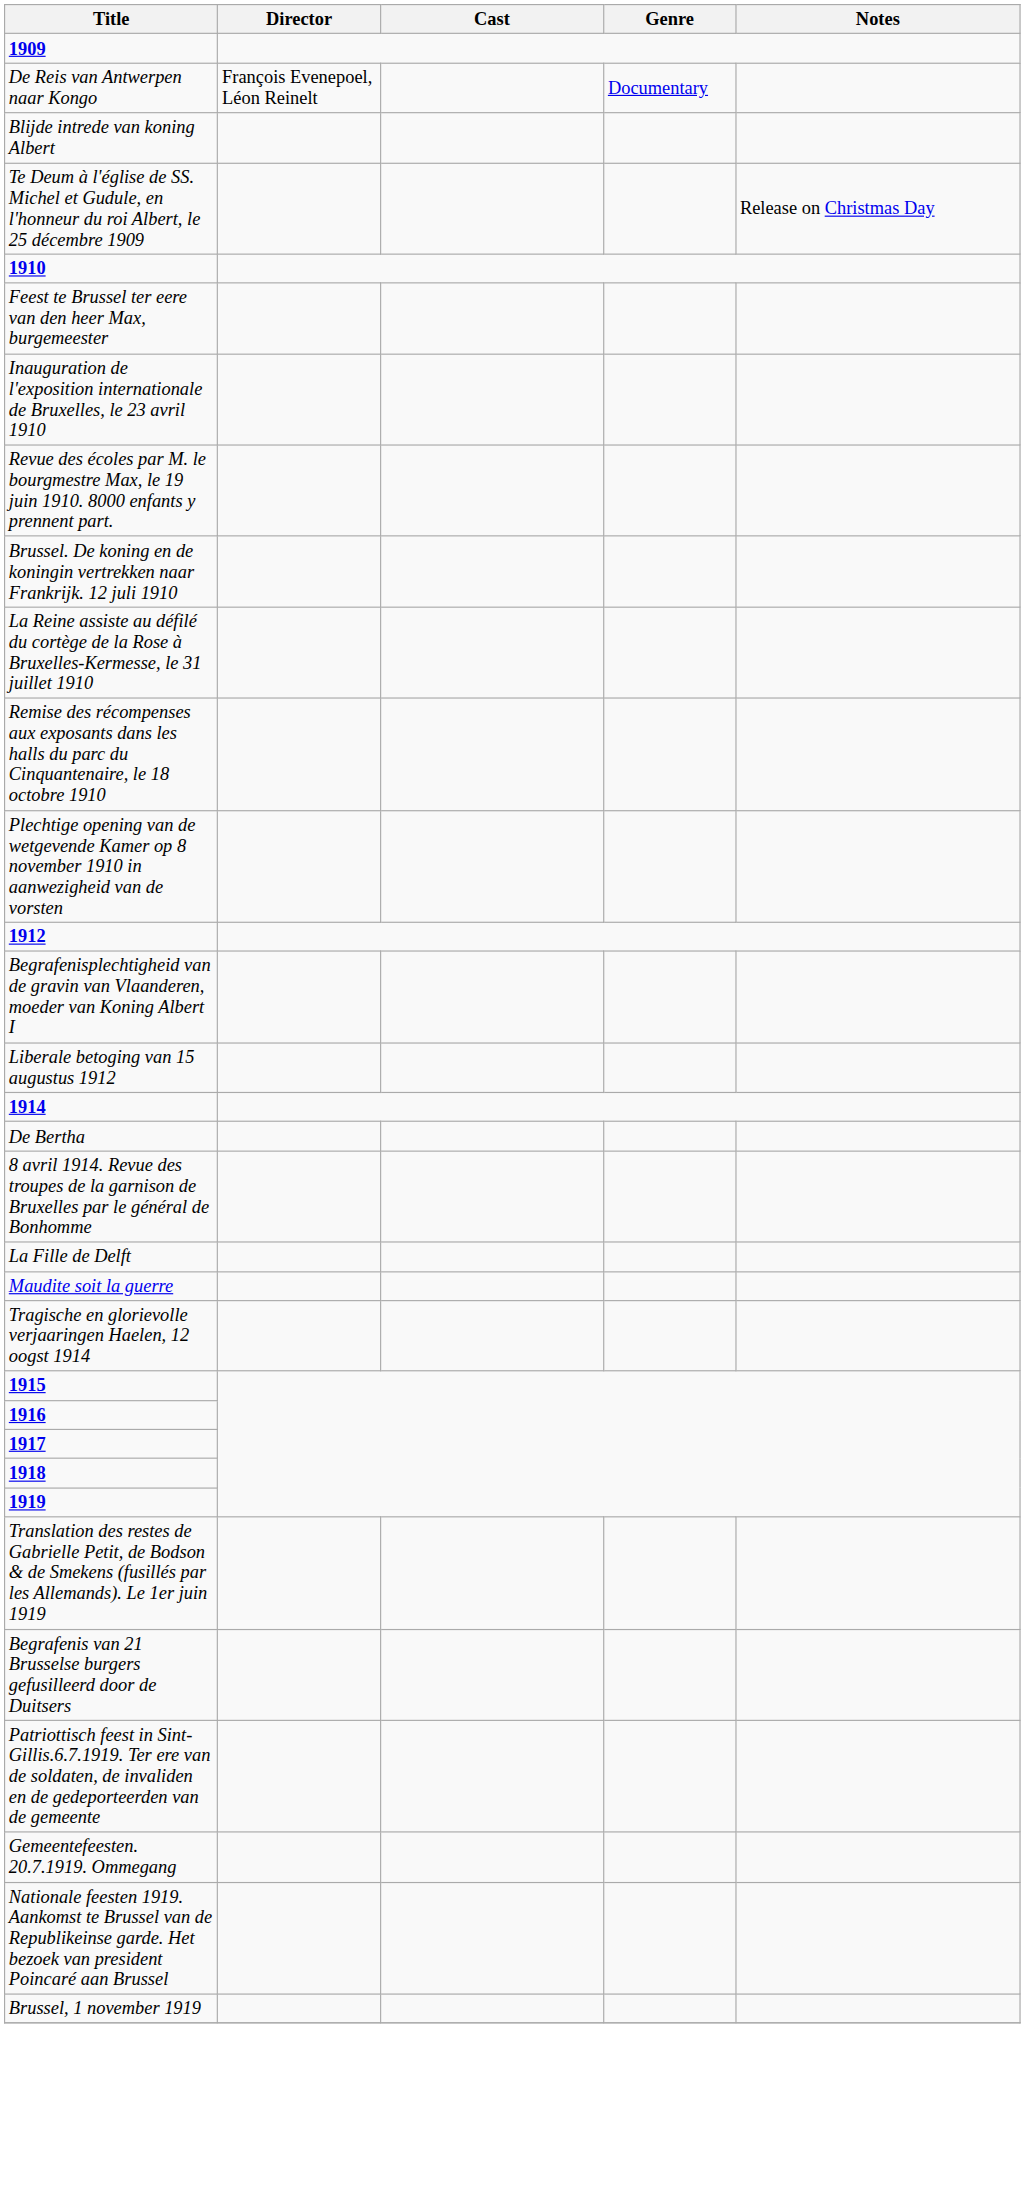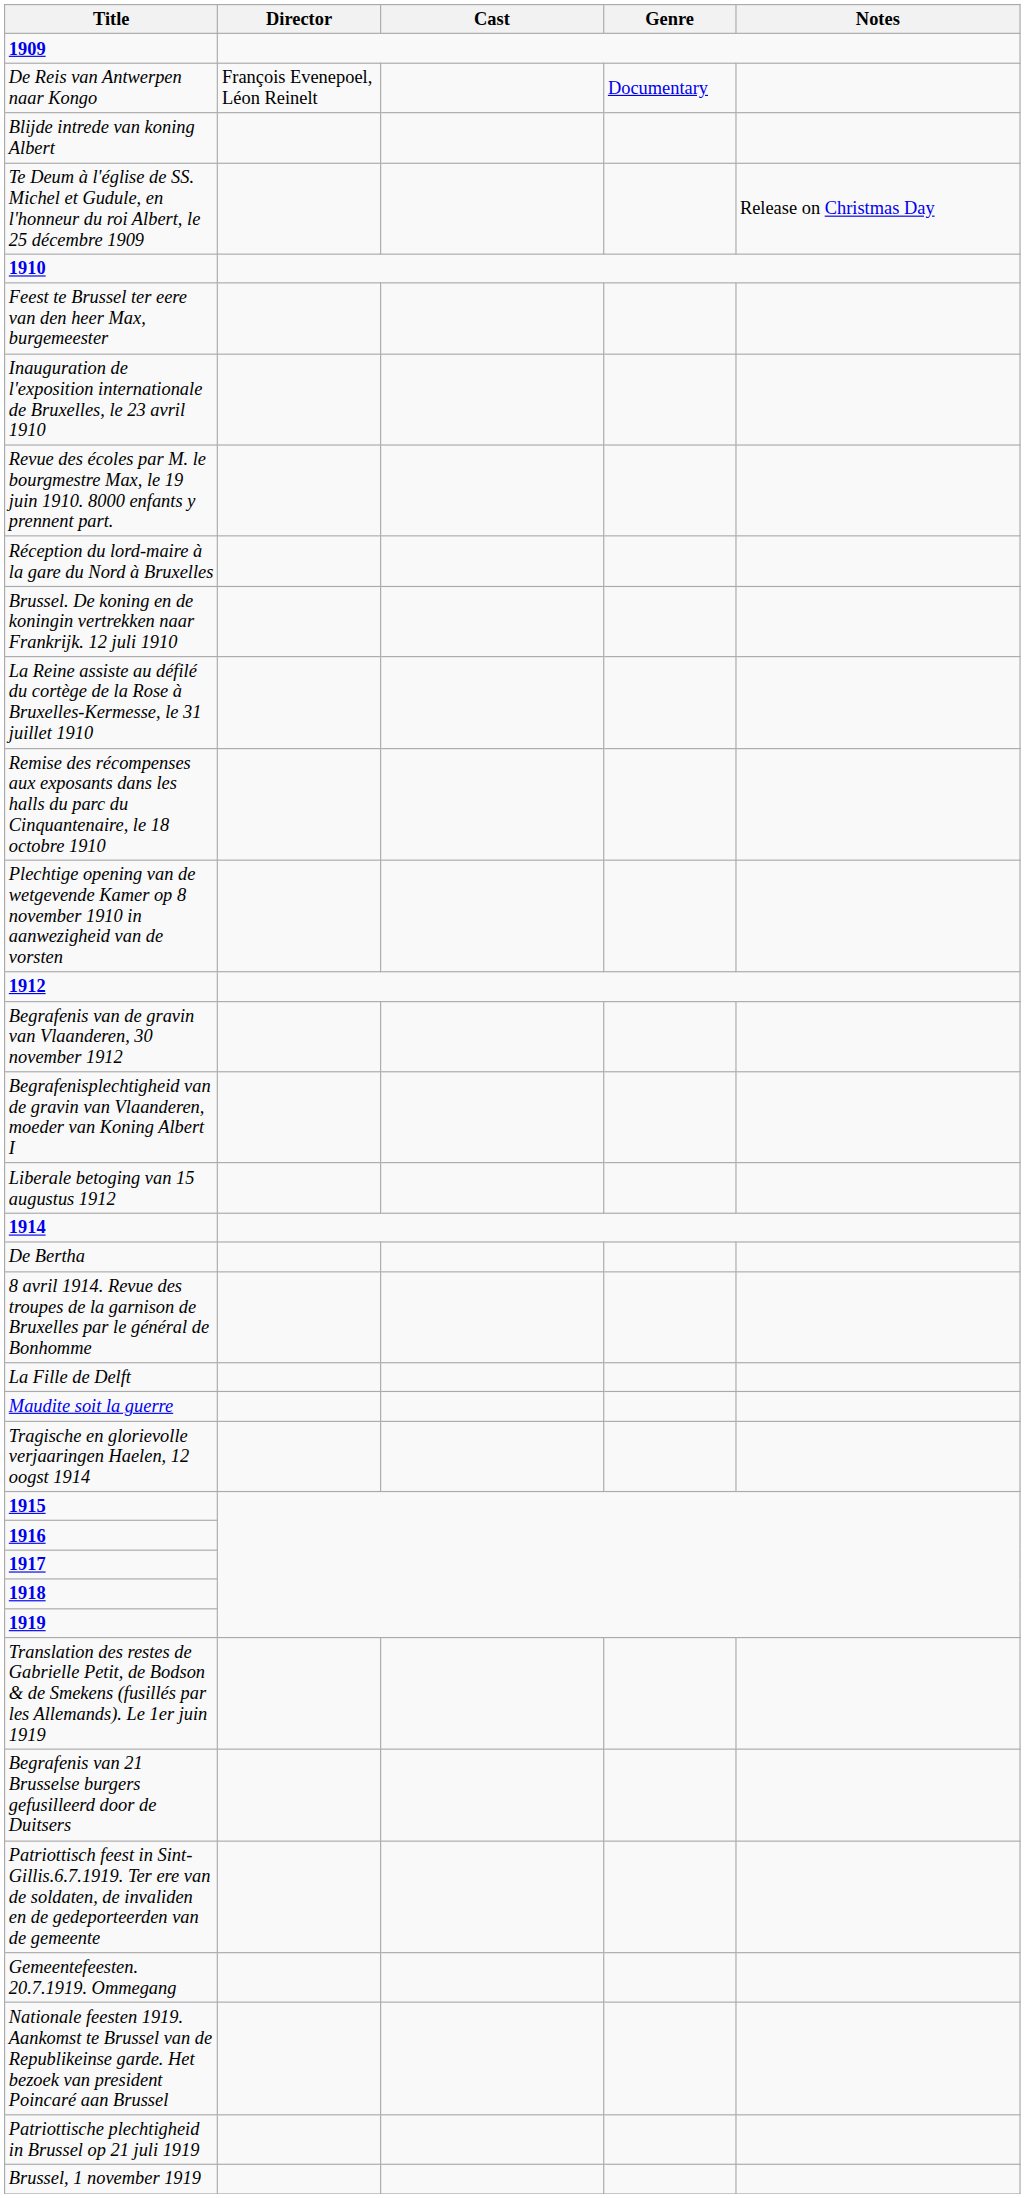+ row: (111, 561)
+ row: (102, 1036)
+ row: (104, 2139)
